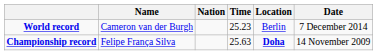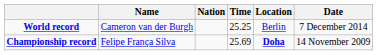(240, 27) 25.23 -> (240, 27) 25.25
(240, 42) 25.63 -> (240, 42) 25.69
